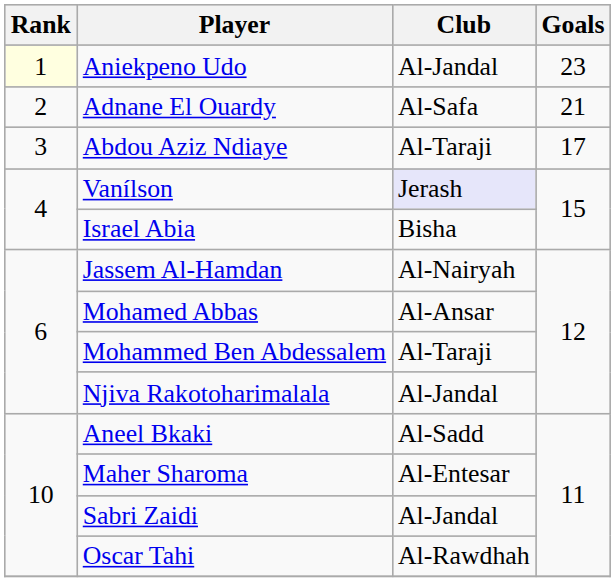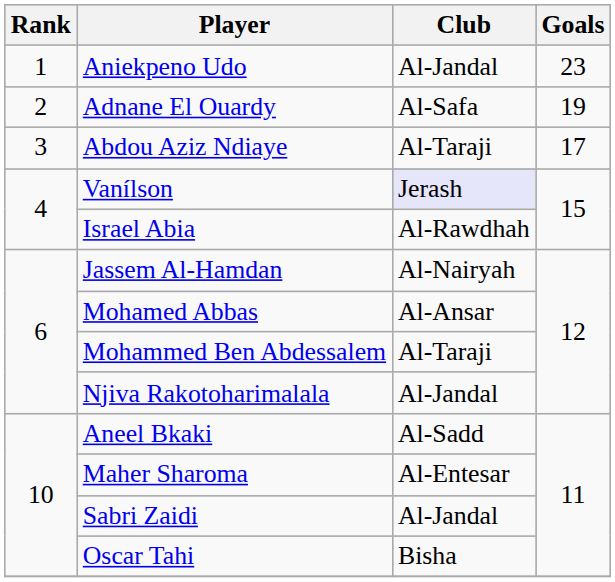(41, 65) lightyellow background -> (41, 65) no background
(573, 106) 21 -> (573, 106) 19
(427, 229) Bisha -> (464, 229) Al-Rawdhah
(464, 556) Al-Rawdhah -> (427, 556) Bisha
